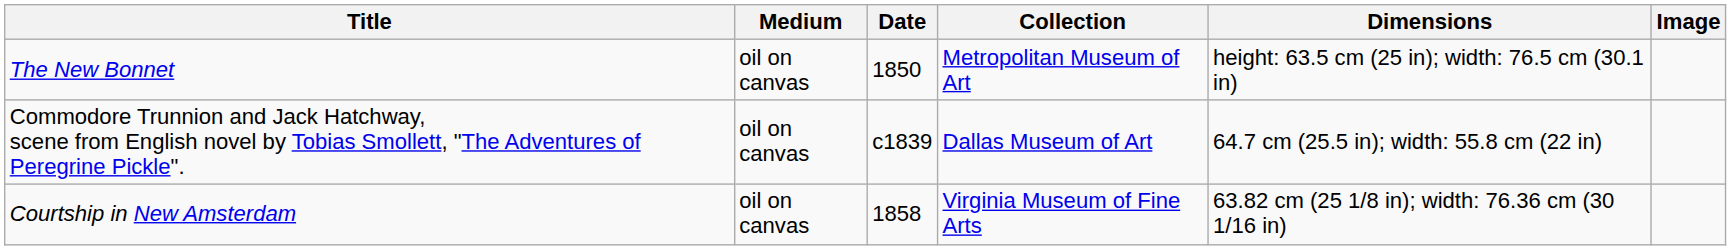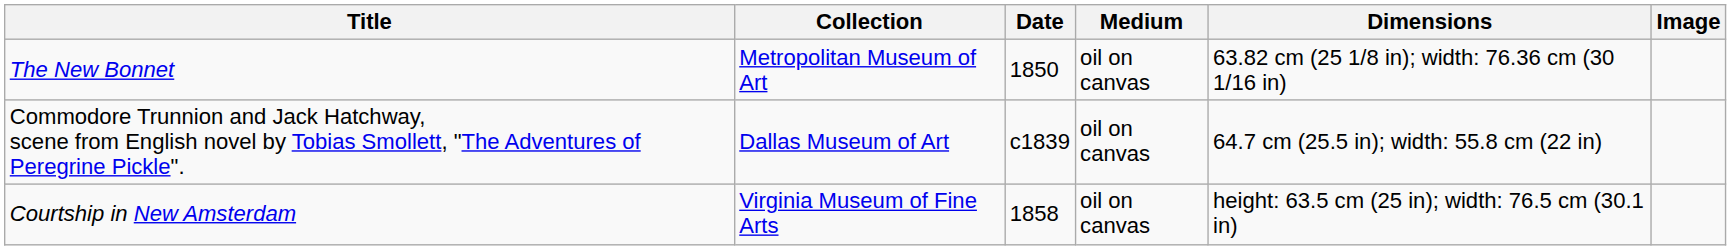columns swapped: (801, 22) <-> (1073, 22)
(1428, 69) height: 63.5 cm (25 in); width: 76.5 cm (30.1 in) -> (1414, 69) 63.82 cm (25 1/8 in); width: 76.36 cm (30 1/16 in)
(1414, 214) 63.82 cm (25 1/8 in); width: 76.36 cm (30 1/16 in) -> (1428, 214) height: 63.5 cm (25 in); width: 76.5 cm (30.1 in)
